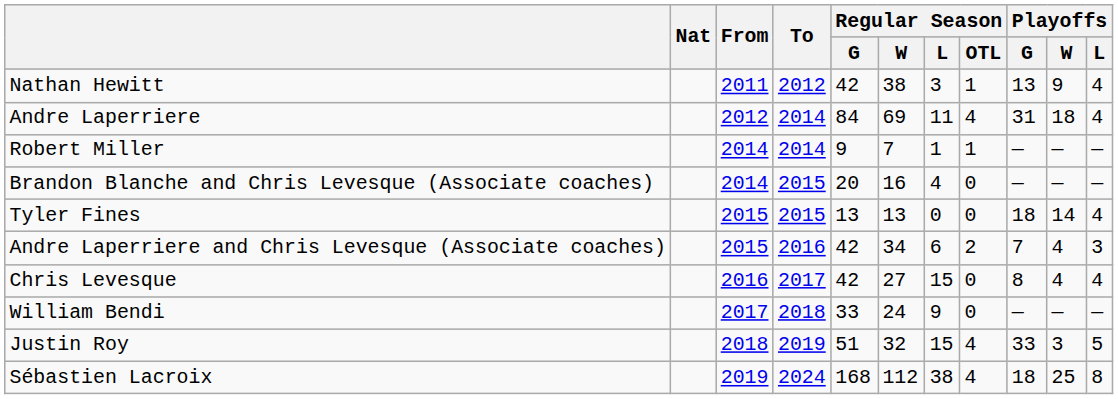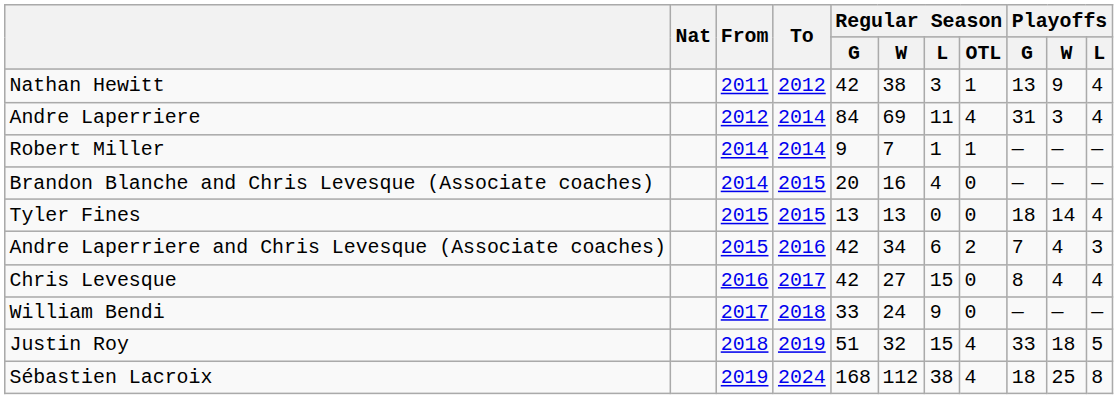(1063, 118) 18 -> (1057, 118) 3
(1057, 345) 3 -> (1063, 345) 18
